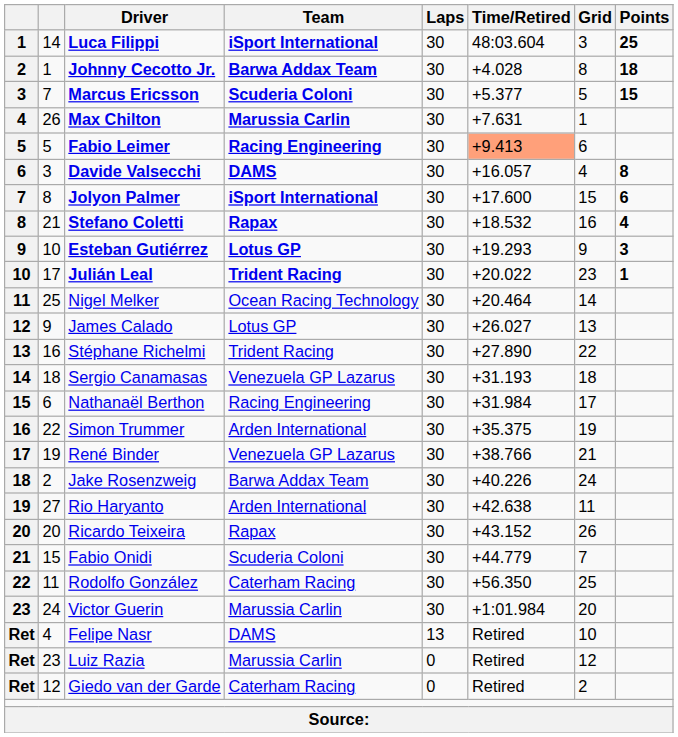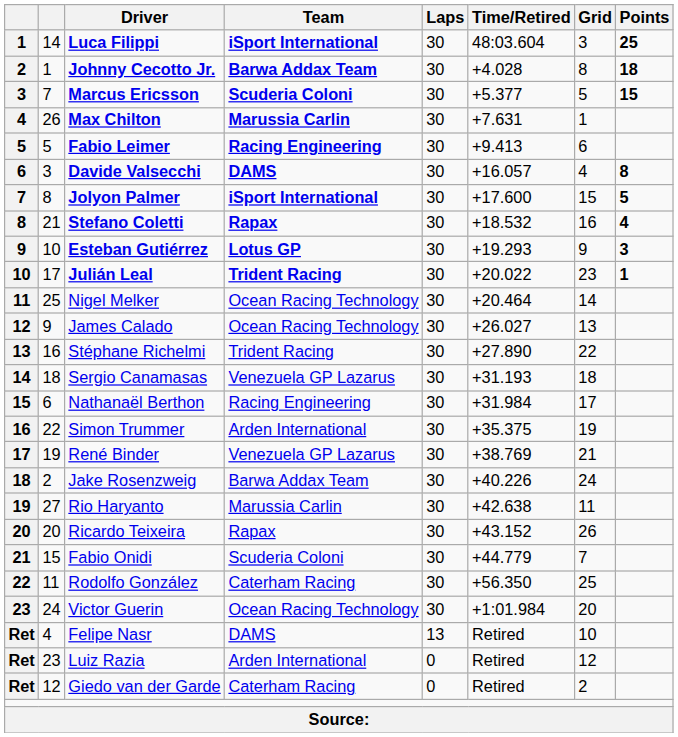(497, 146) lightsalmon background -> (497, 146) no background
(624, 197) 6 -> (624, 197) 5
(262, 326) Lotus GP -> (323, 326) Ocean Racing Technology
(502, 454) +38.766 -> (502, 454) +38.769
(297, 506) Arden International -> (285, 506) Marussia Carlin
(285, 609) Marussia Carlin -> (323, 609) Ocean Racing Technology
(285, 660) Marussia Carlin -> (297, 660) Arden International
